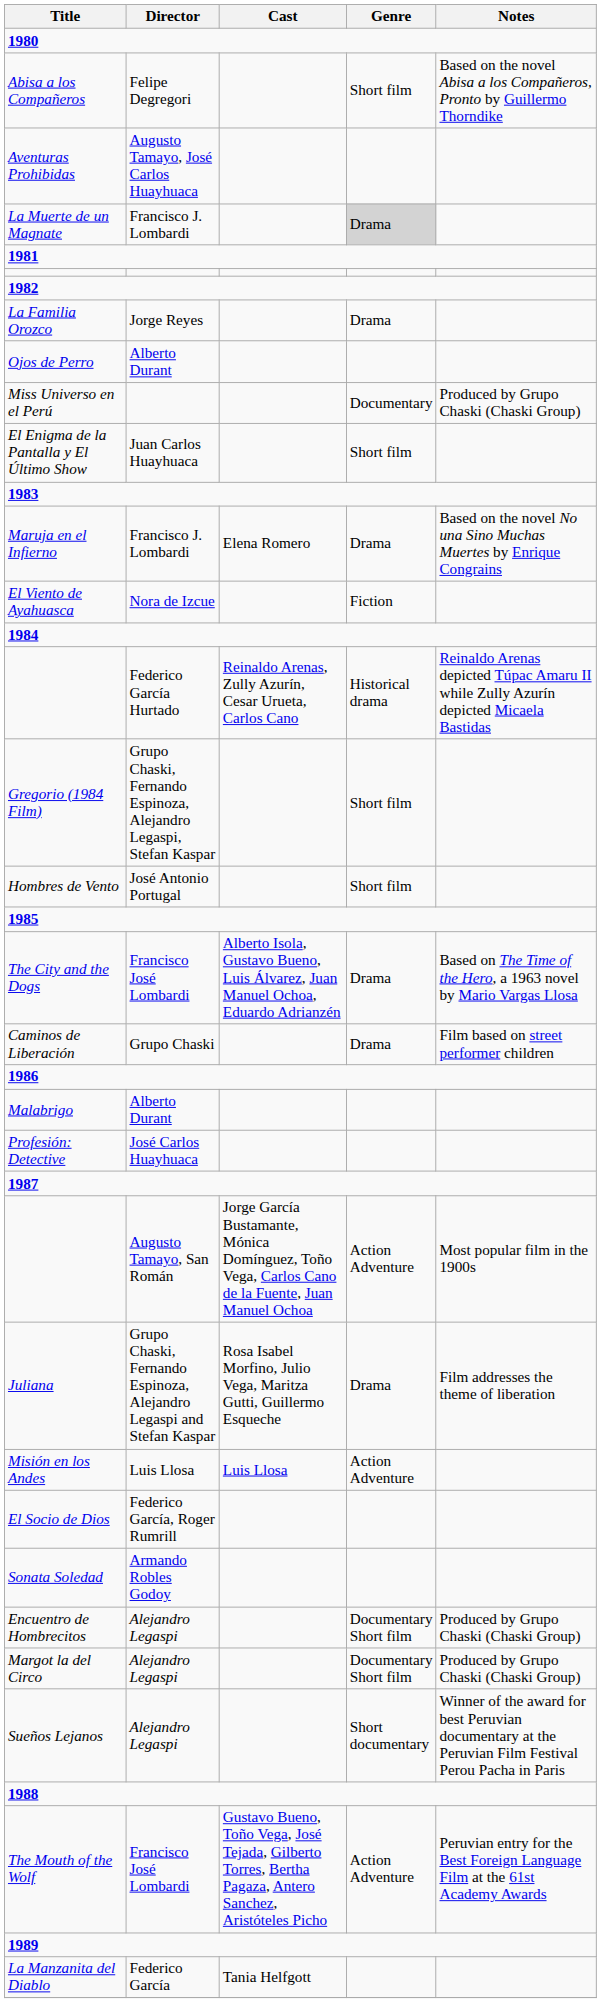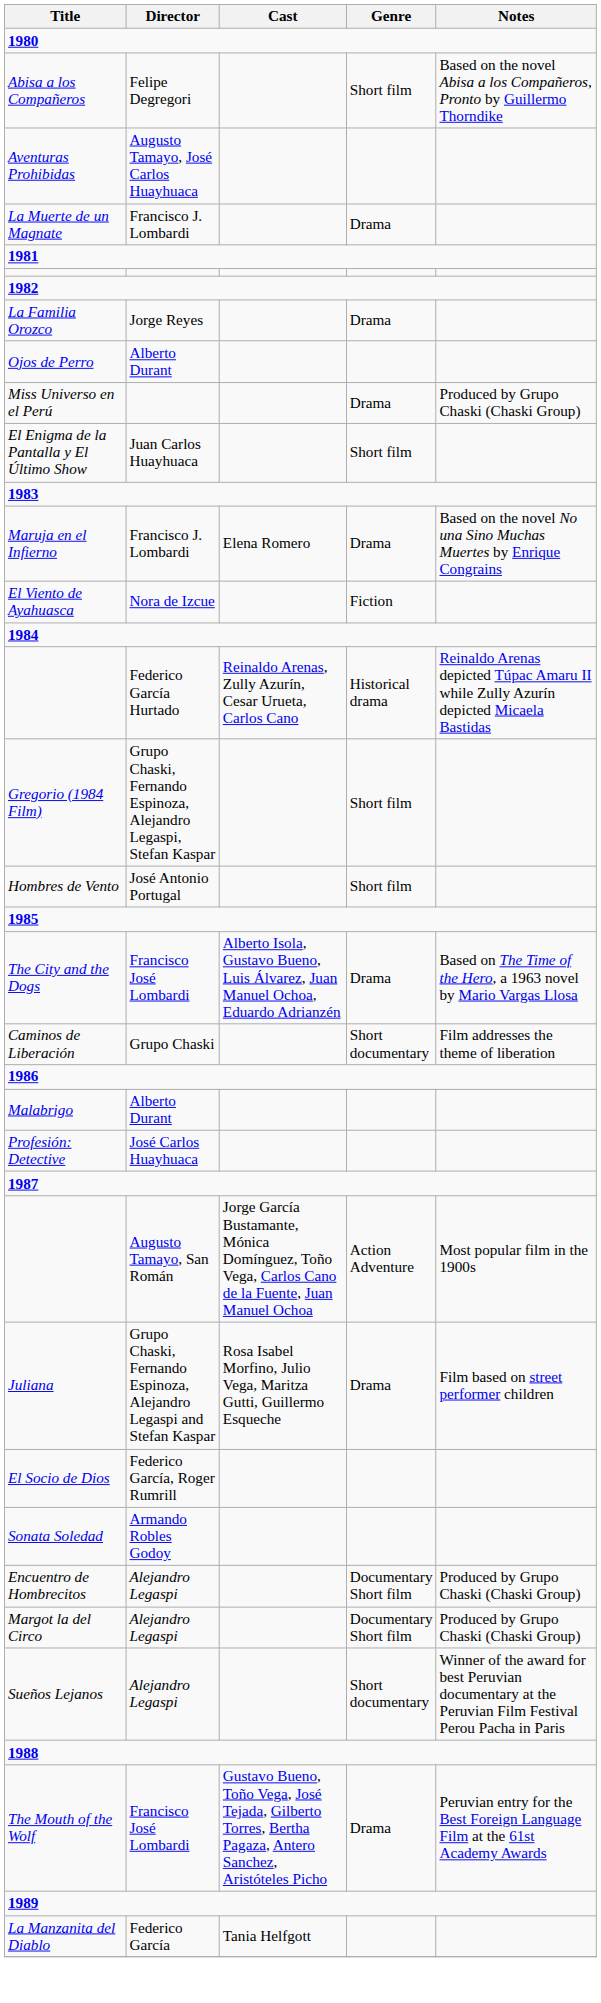(370, 224) lightgrey background -> (370, 224) no background
(391, 402) Documentary -> (370, 402) Drama
(370, 1044) Drama -> (389, 1044) Short documentary
(501, 1044) Film based on street performer children -> (497, 1044) Film addresses the theme of liberation
(497, 1385) Film addresses the theme of liberation -> (501, 1385) Film based on street performer children
- row: (49, 1469)
(382, 1869) Action Adventure -> (370, 1827) Drama
